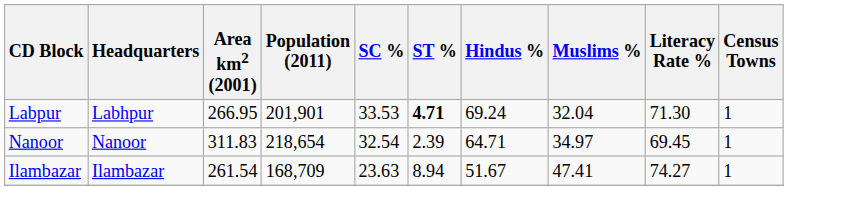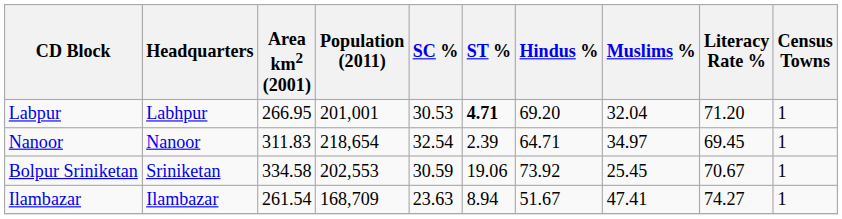(295, 113) 201,901 -> (349, 113) 201,001
(379, 113) 33.53 -> (433, 113) 30.53
(486, 113) 69.24 -> (540, 113) 69.20
(670, 113) 71.30 -> (724, 113) 71.20
+ row: (73, 170)
